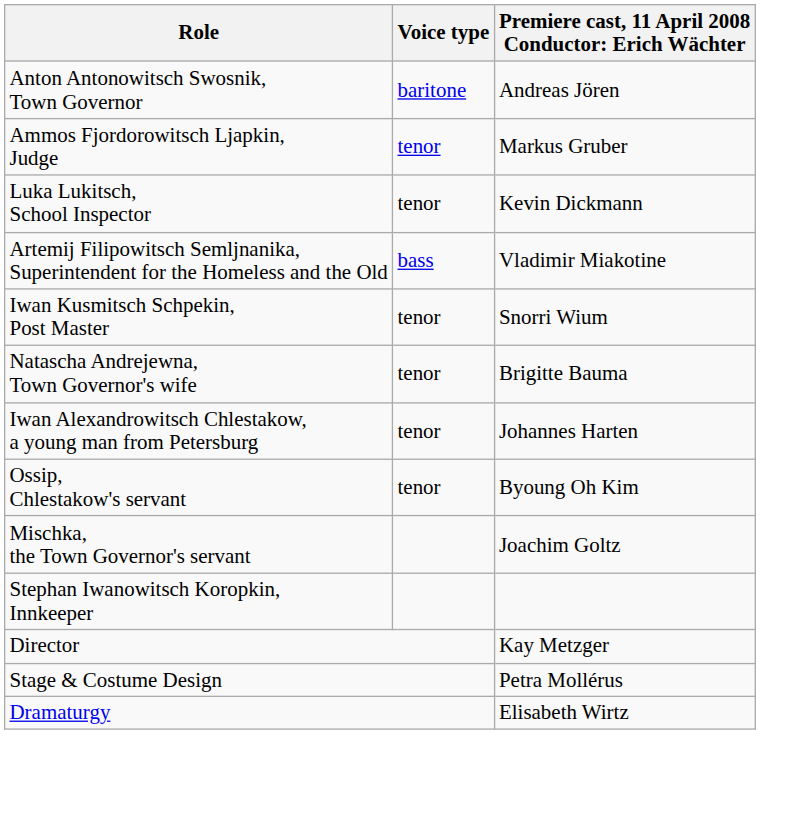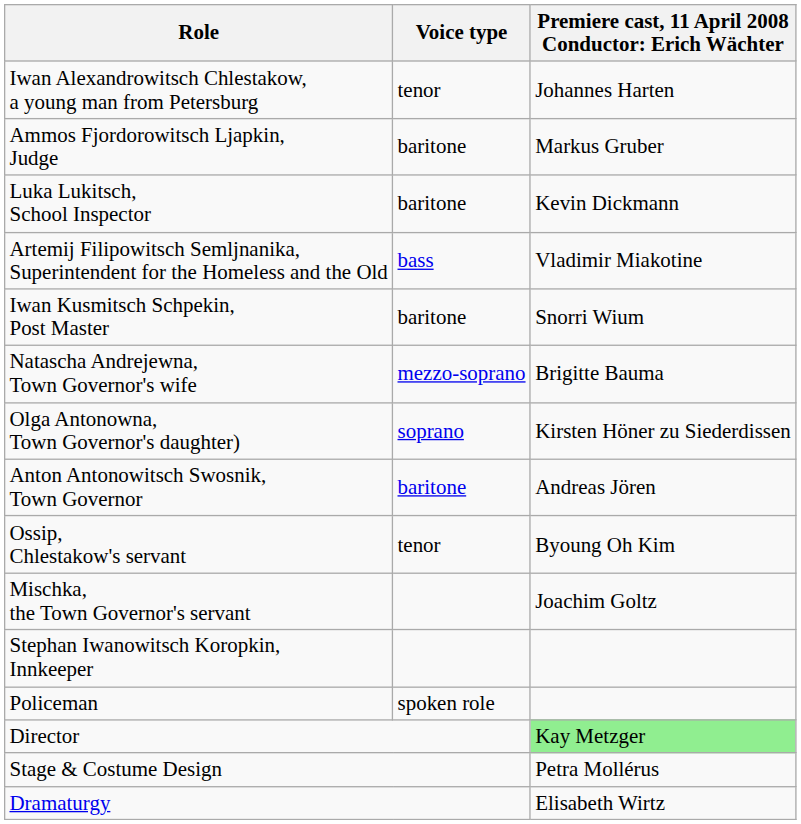rows swapped: (138, 89) <-> (158, 430)
(419, 146) tenor -> (432, 146) baritone
(419, 203) tenor -> (432, 203) baritone
(419, 317) tenor -> (432, 317) baritone
(419, 373) tenor -> (462, 373) mezzo-soprano
+ row: (125, 430)
+ row: (54, 702)
(554, 646) no background -> (590, 736) lightgreen background
